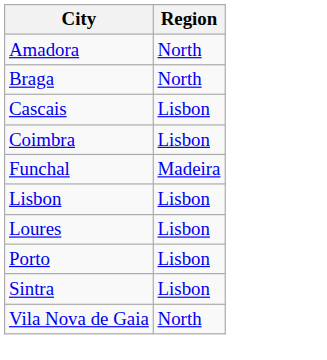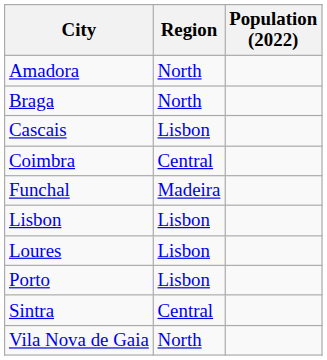+ column: (273, 30)
(184, 139) Lisbon -> (185, 160) Central
(184, 288) Lisbon -> (185, 310) Central
